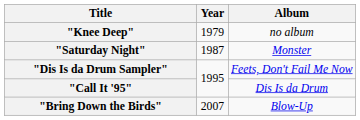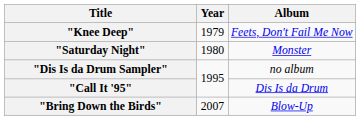(292, 32) no album -> (292, 32) Feets, Don't Fail Me Now
(212, 50) 1987 -> (212, 50) 1980
(292, 69) Feets, Don't Fail Me Now -> (292, 69) no album
